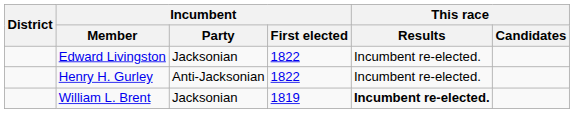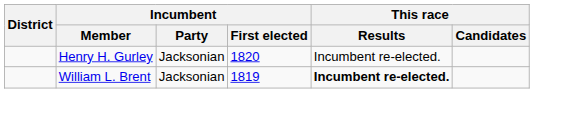- row: (112, 56)
(218, 77) Anti-Jacksonian -> (192, 56) Jacksonian
(285, 77) 1822 -> (245, 56) 1820
